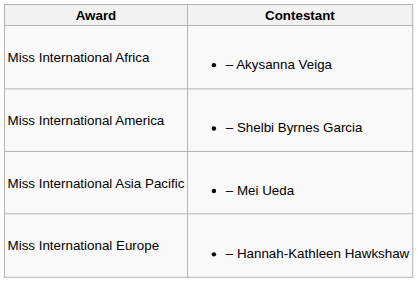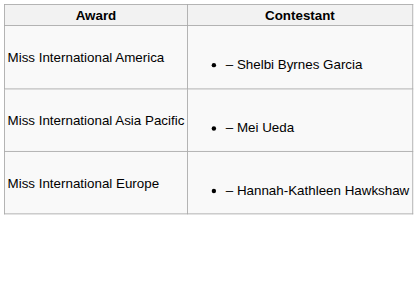- row: (78, 57)
